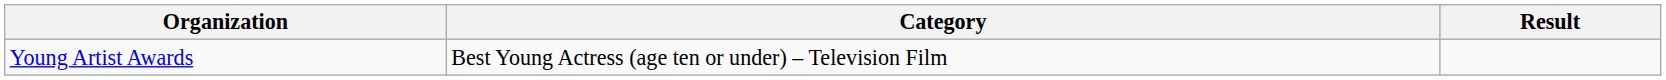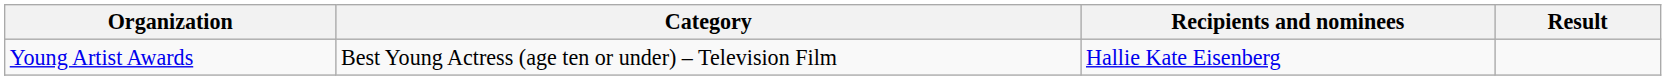+ column: (1288, 22)
